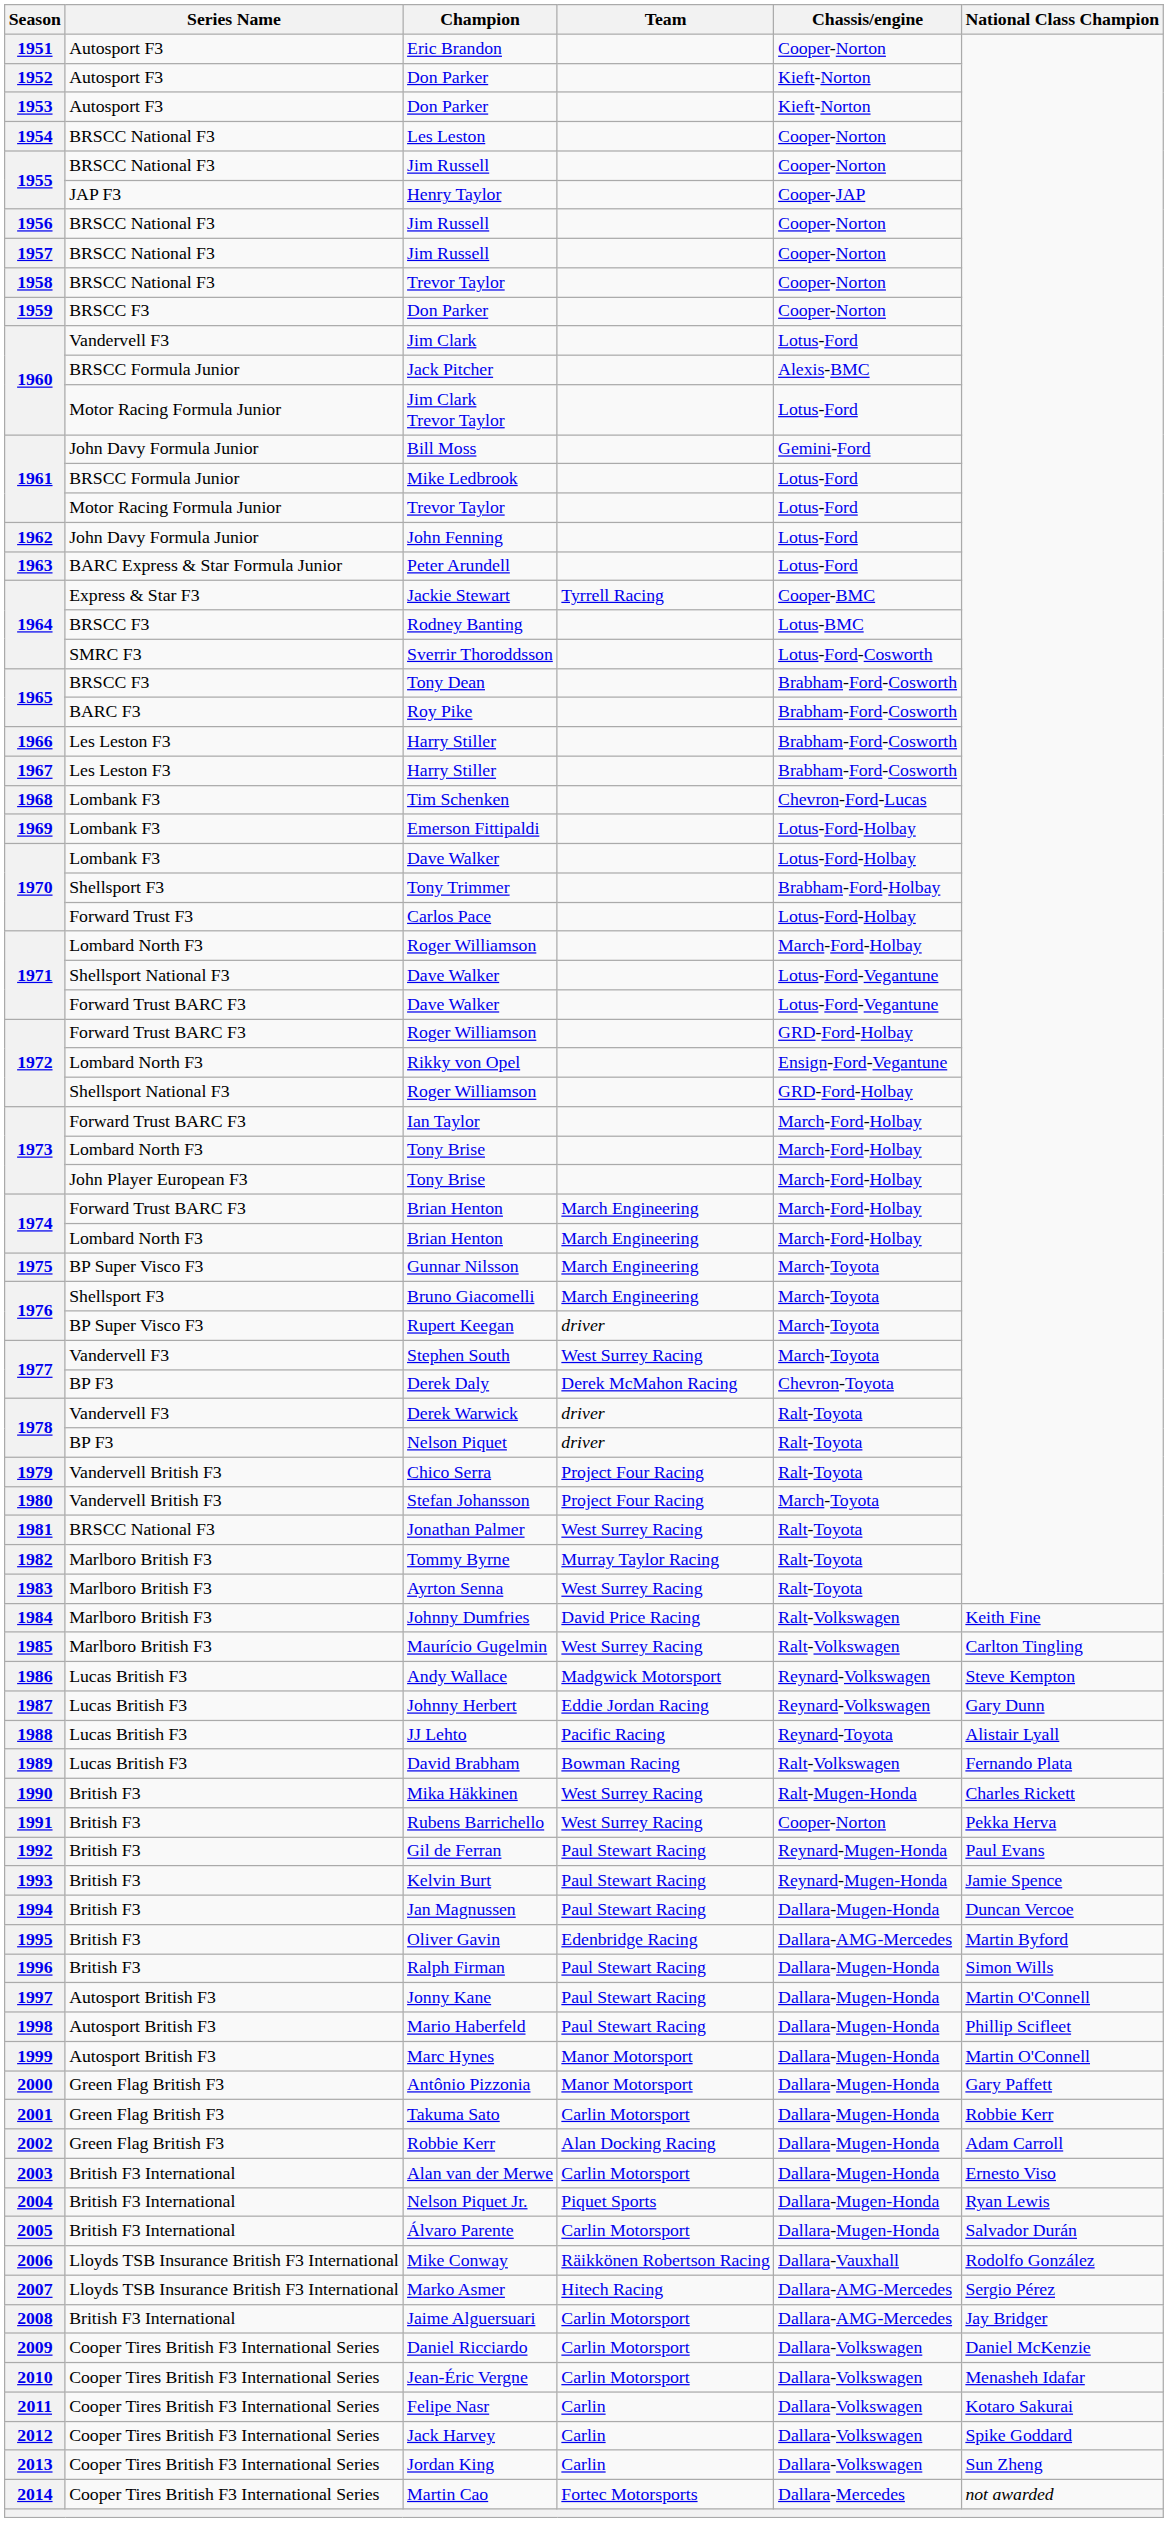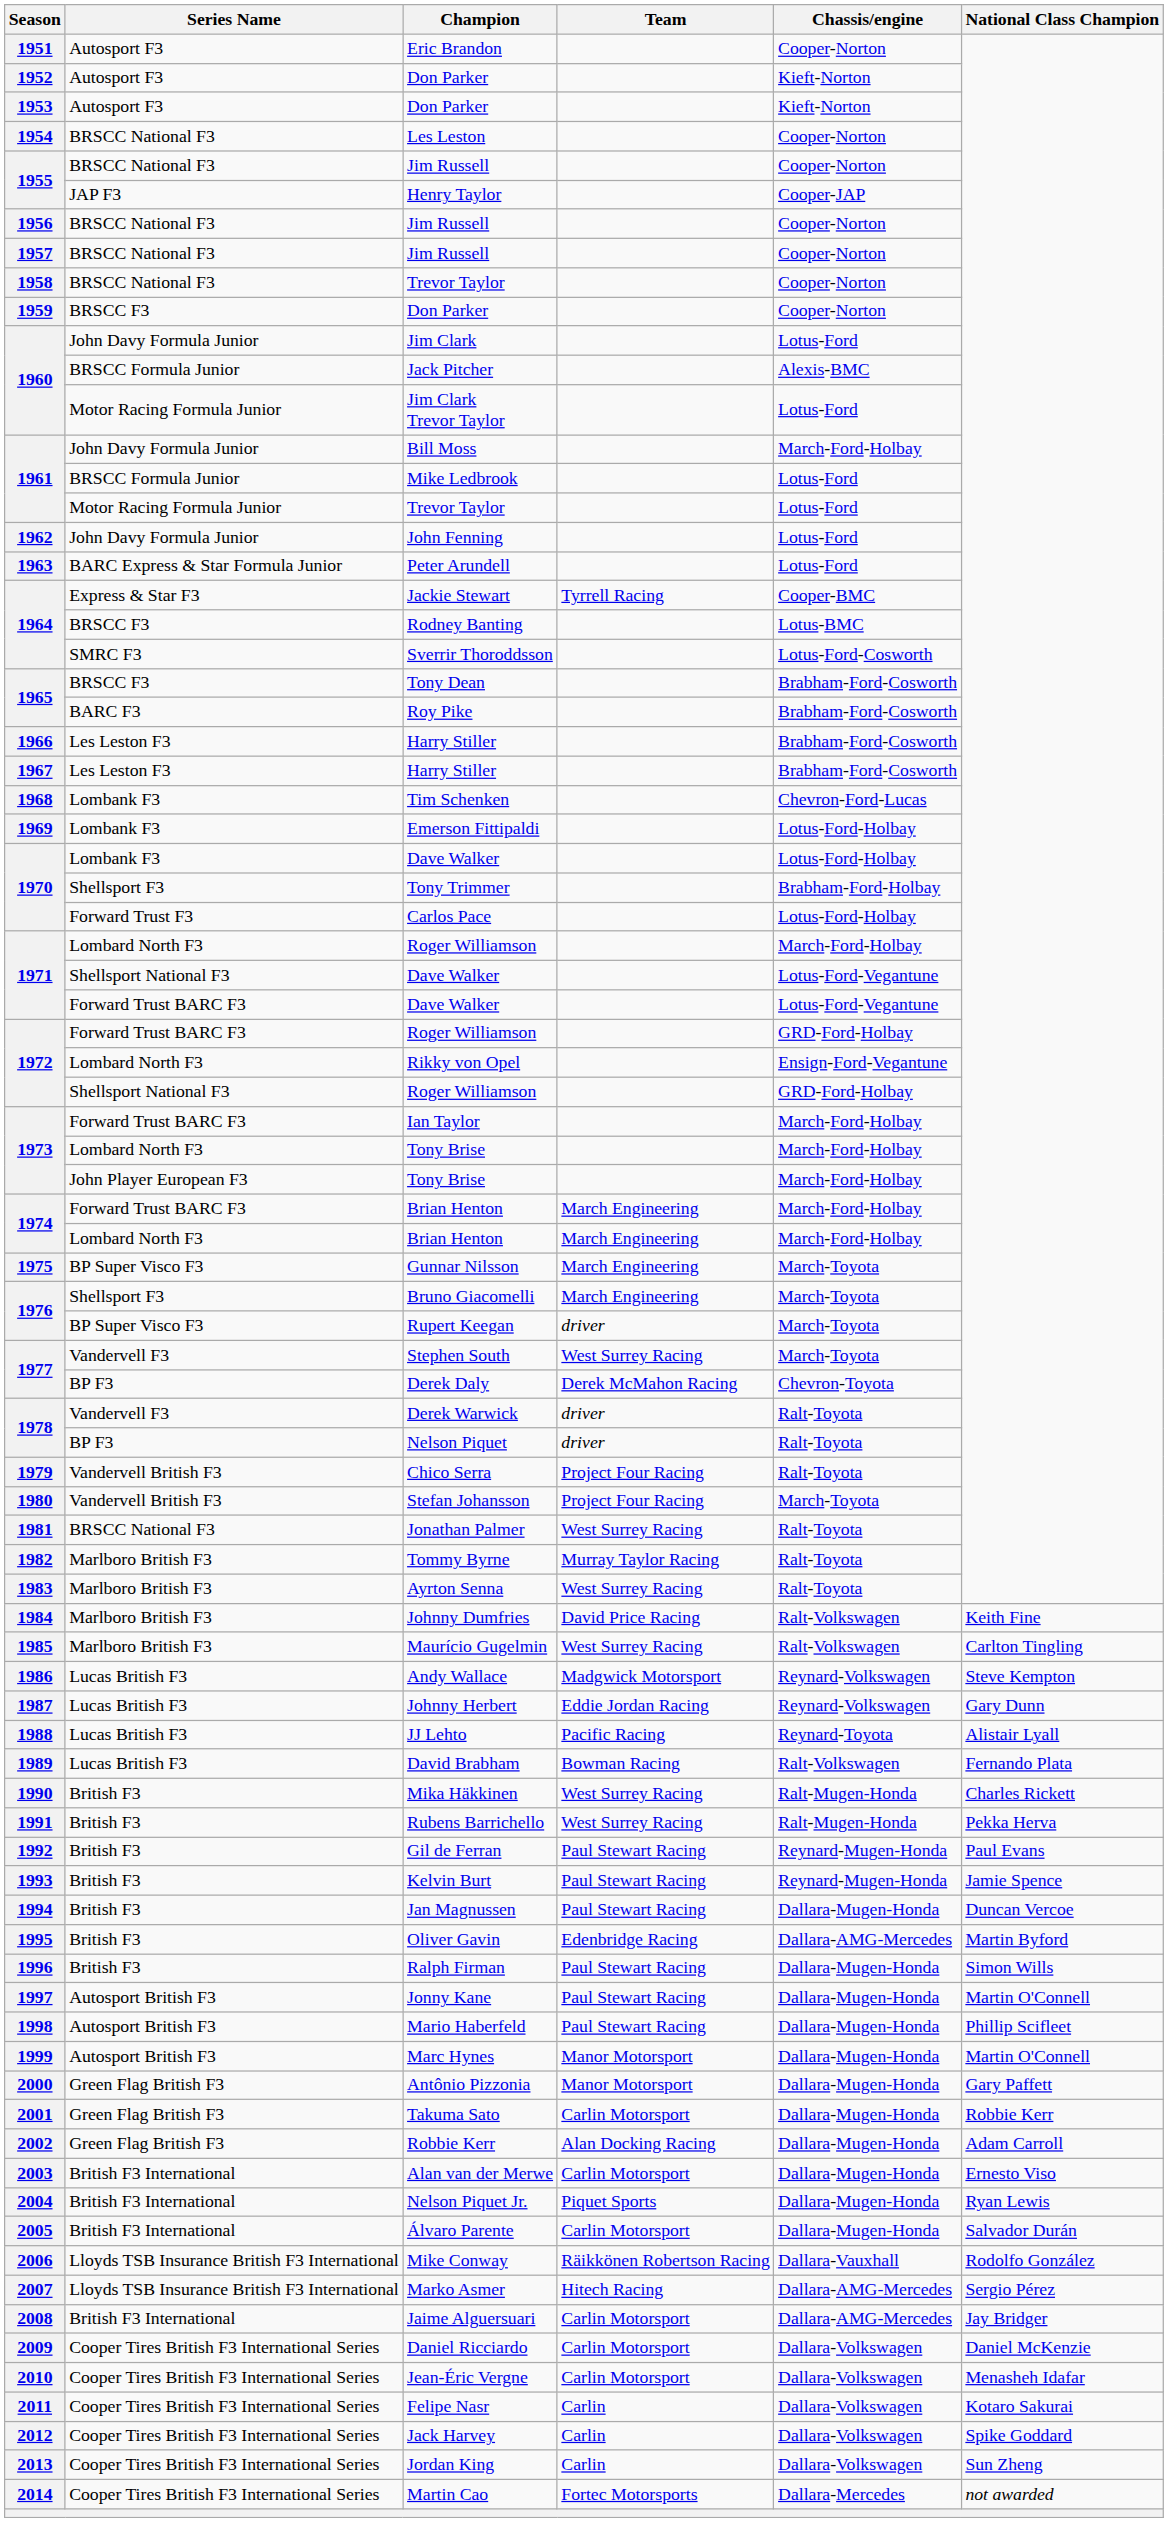(119, 340) Vandervell F3 -> (164, 340) John Davy Formula Junior
(824, 449) Gemini-Ford -> (850, 449) March-Ford-Holbay
(832, 1822) Cooper-Norton -> (847, 1822) Ralt-Mugen-Honda
